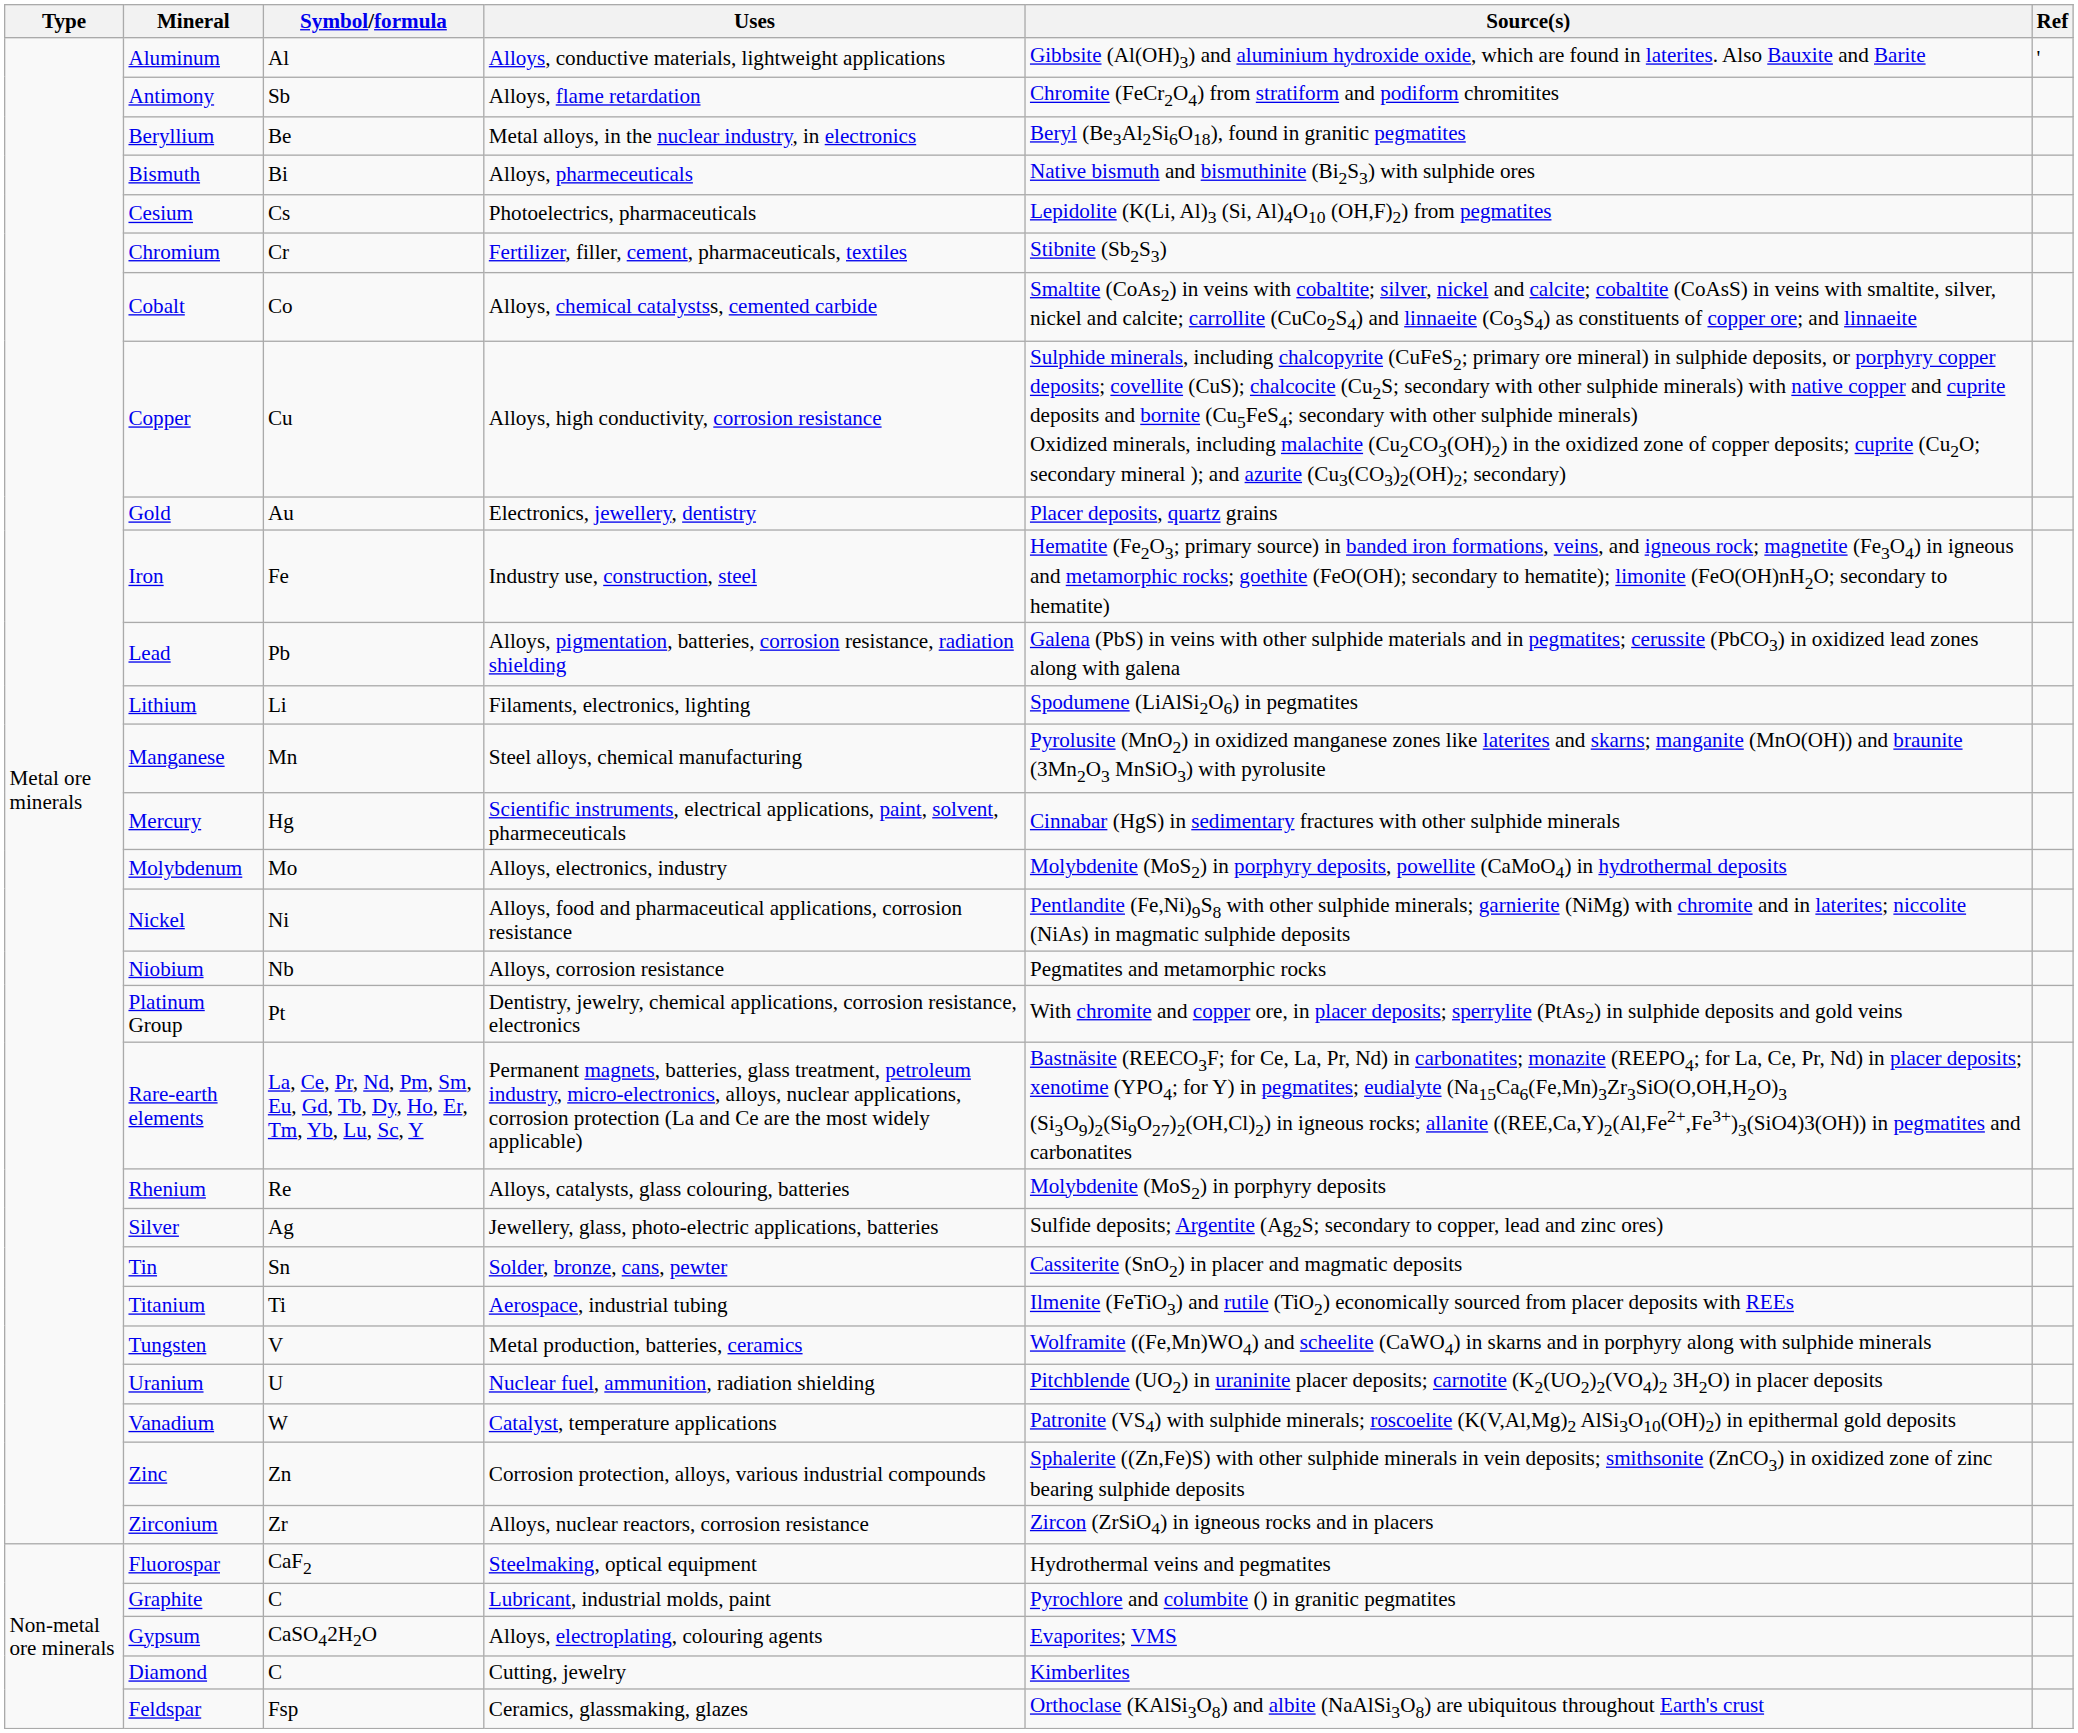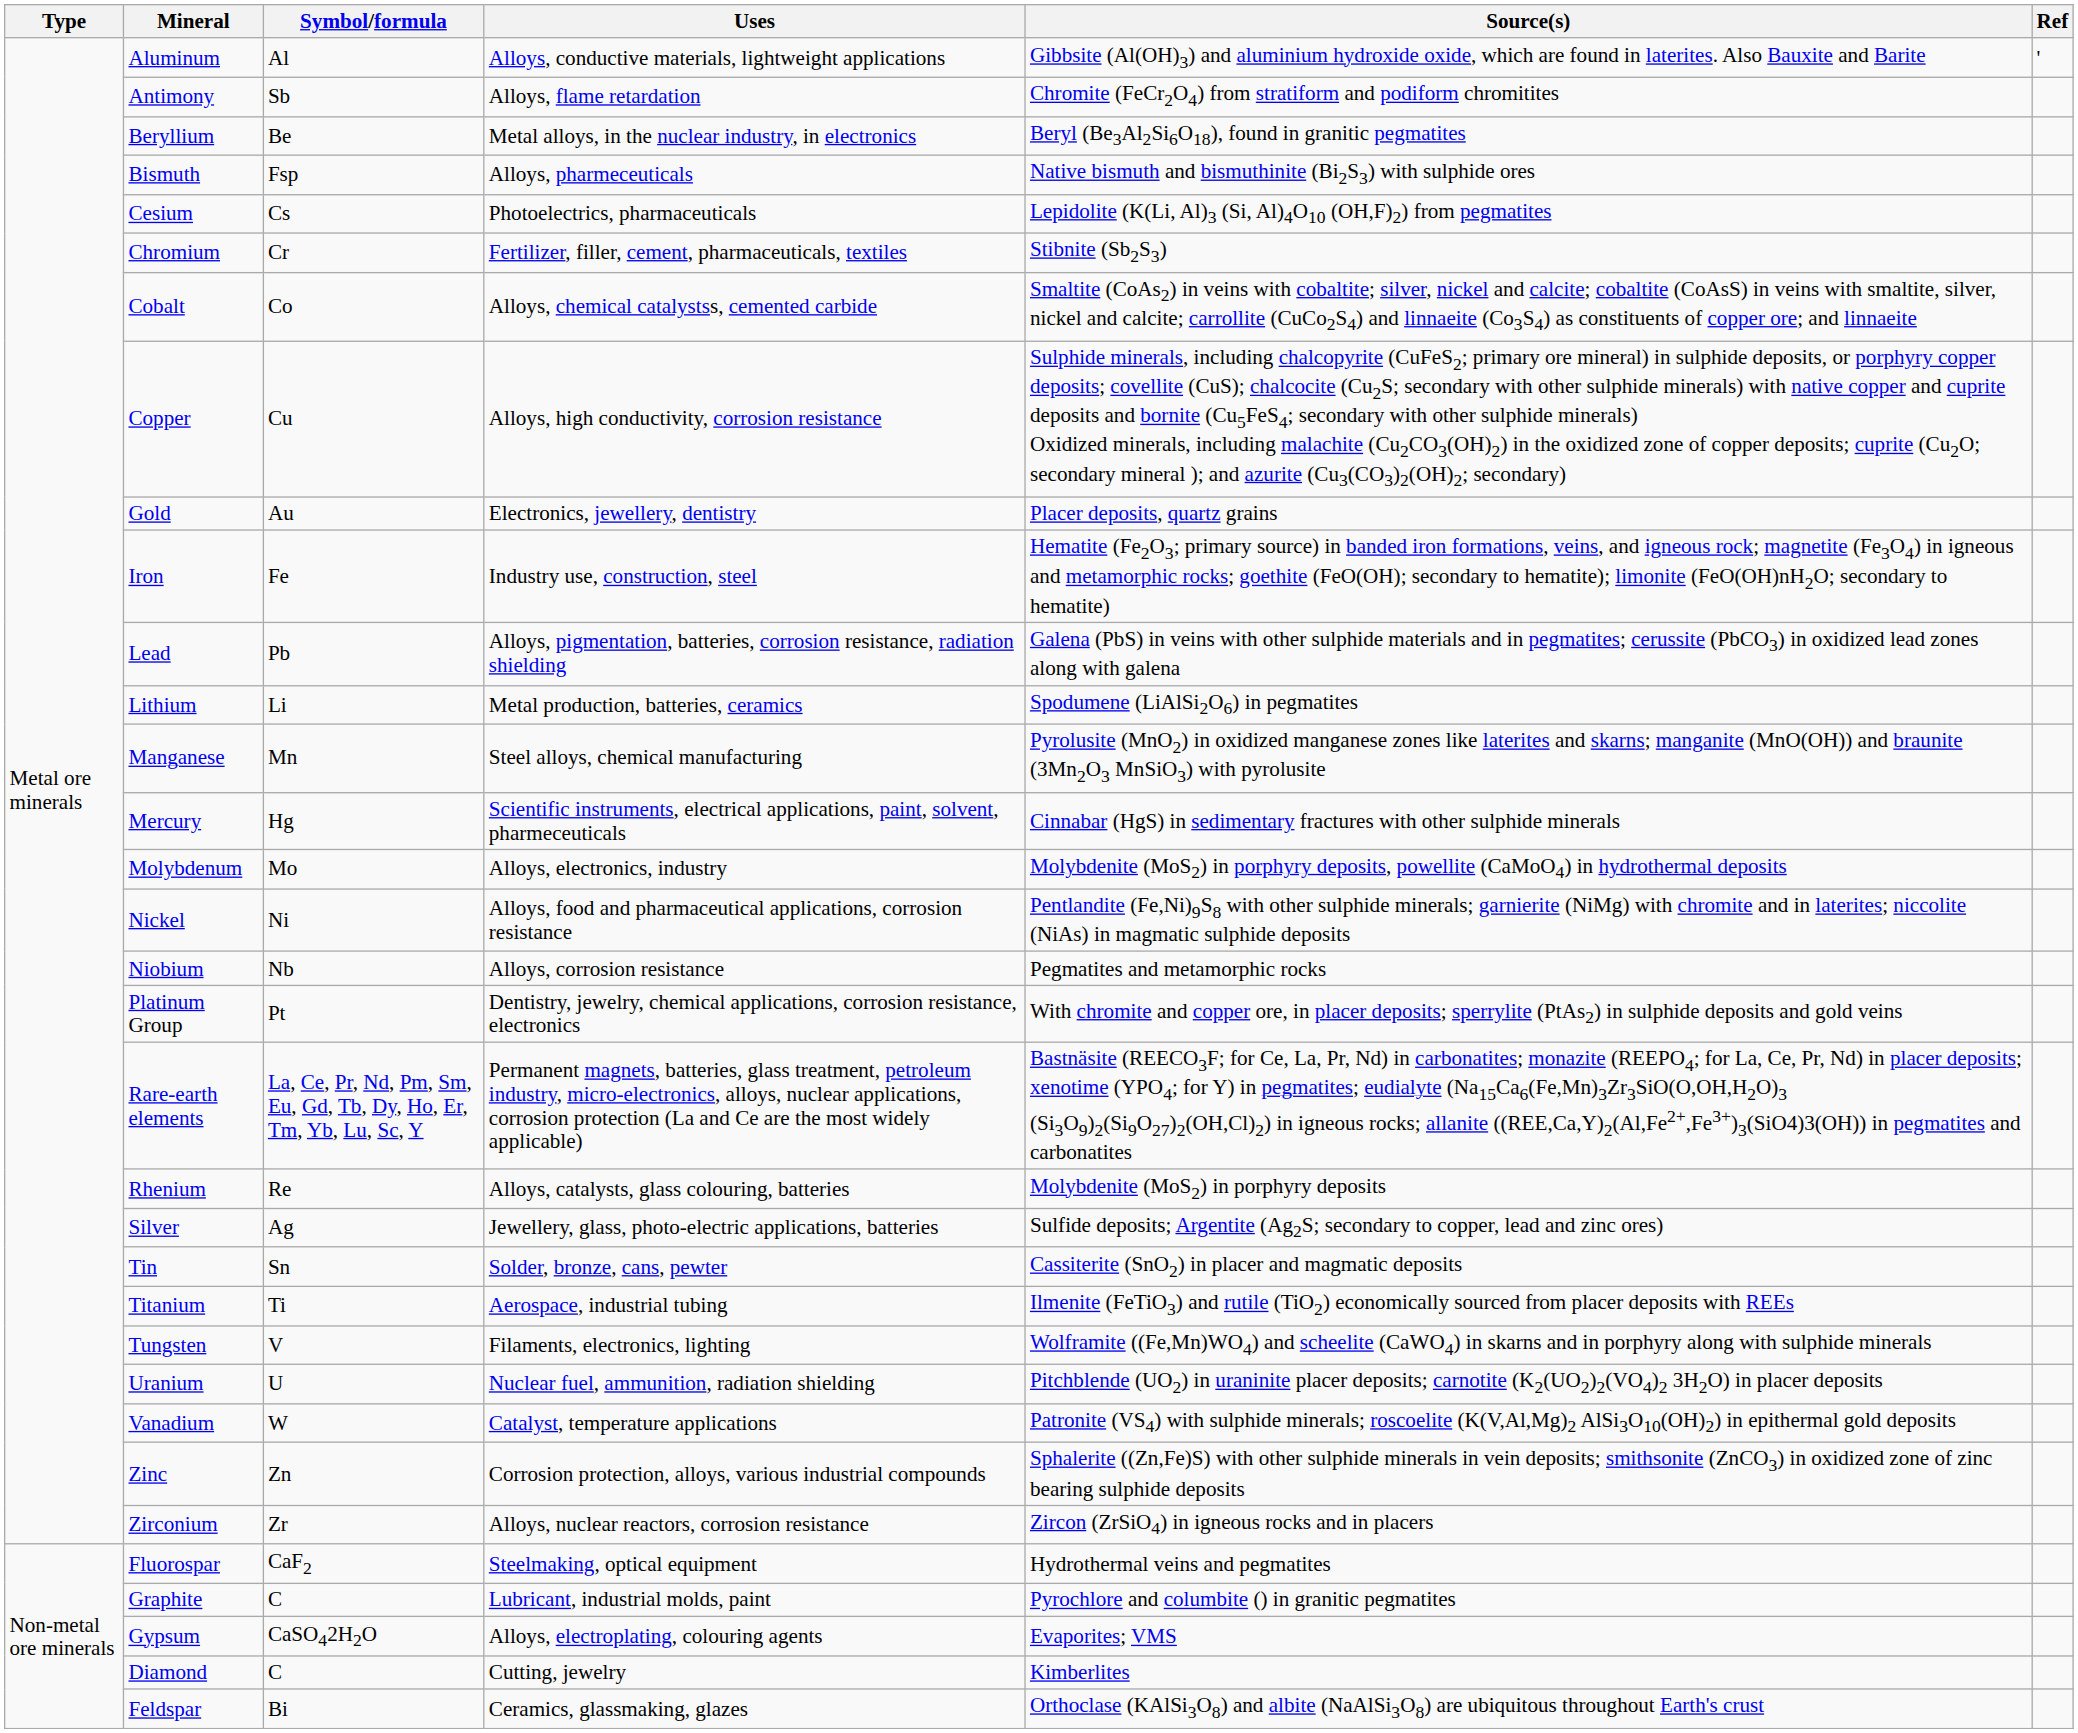(278, 174) Bi -> (283, 174) Fsp
(620, 704) Filaments, electronics, lighting -> (646, 704) Metal production, batteries, ceramics
(646, 1344) Metal production, batteries, ceramics -> (620, 1344) Filaments, electronics, lighting
(283, 1708) Fsp -> (278, 1708) Bi
